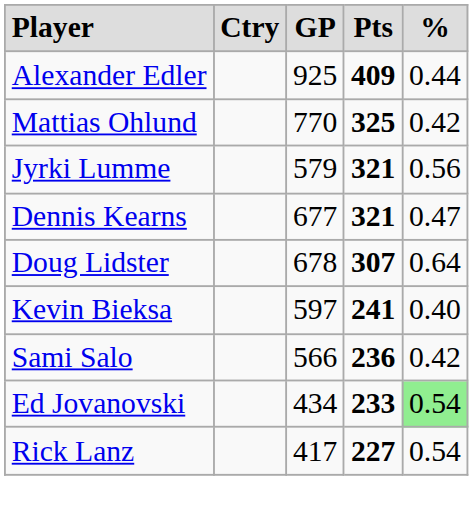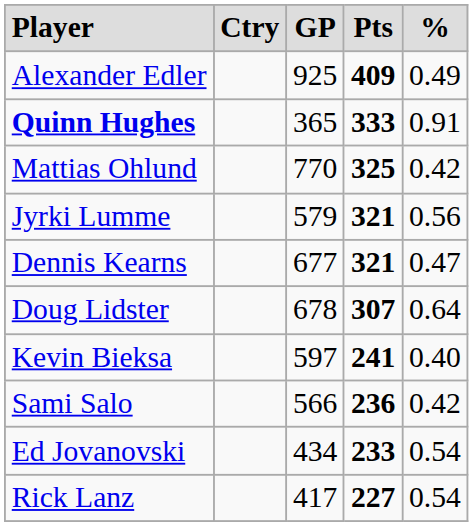(435, 74) 0.44 -> (435, 74) 0.49
+ row: (103, 121)
(435, 403) lightgreen background -> (435, 450) no background
